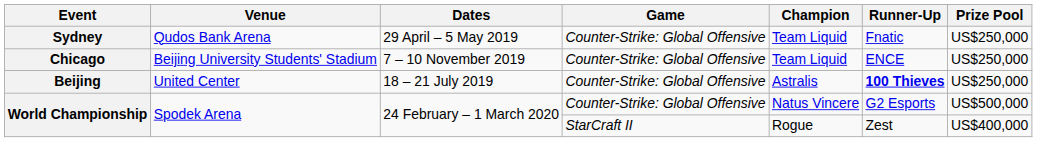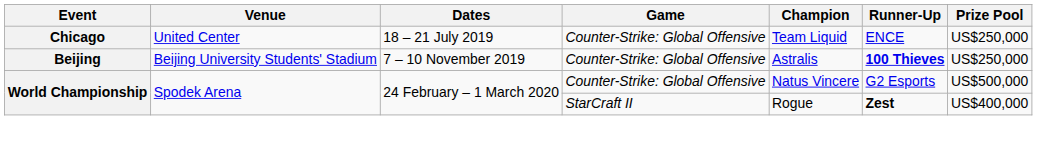- row: (77, 37)
(265, 59) Beijing University Students' Stadium -> (197, 37) United Center
(454, 59) 7 – 10 November 2019 -> (438, 37) 18 – 21 July 2019
(197, 81) United Center -> (265, 59) Beijing University Students' Stadium
(438, 81) 18 – 21 July 2019 -> (454, 59) 7 – 10 November 2019
(879, 125) normal -> (880, 103) bold
